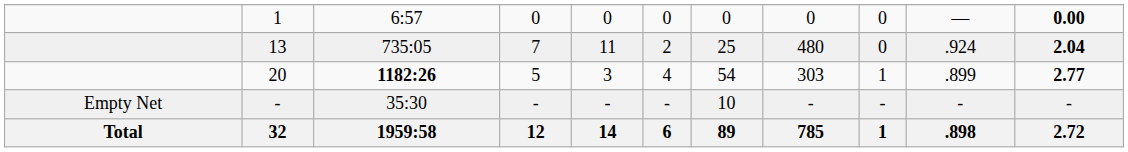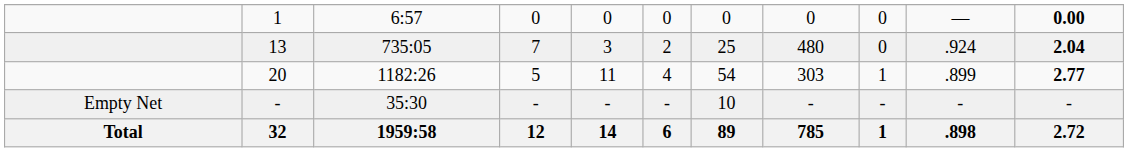(608, 47) 11 -> (608, 47) 3
(407, 75) bold -> (407, 75) normal
(608, 75) 3 -> (608, 75) 11
